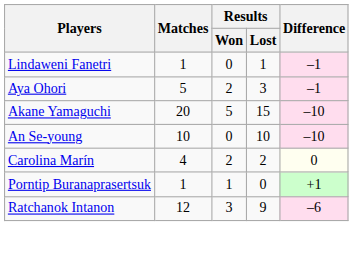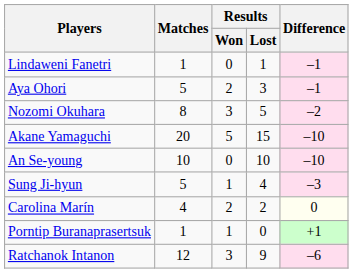+ row: (56, 112)
+ row: (45, 184)
